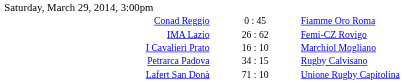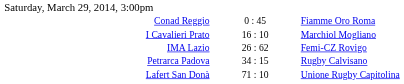rows swapped: (188, 34) <-> (178, 48)
